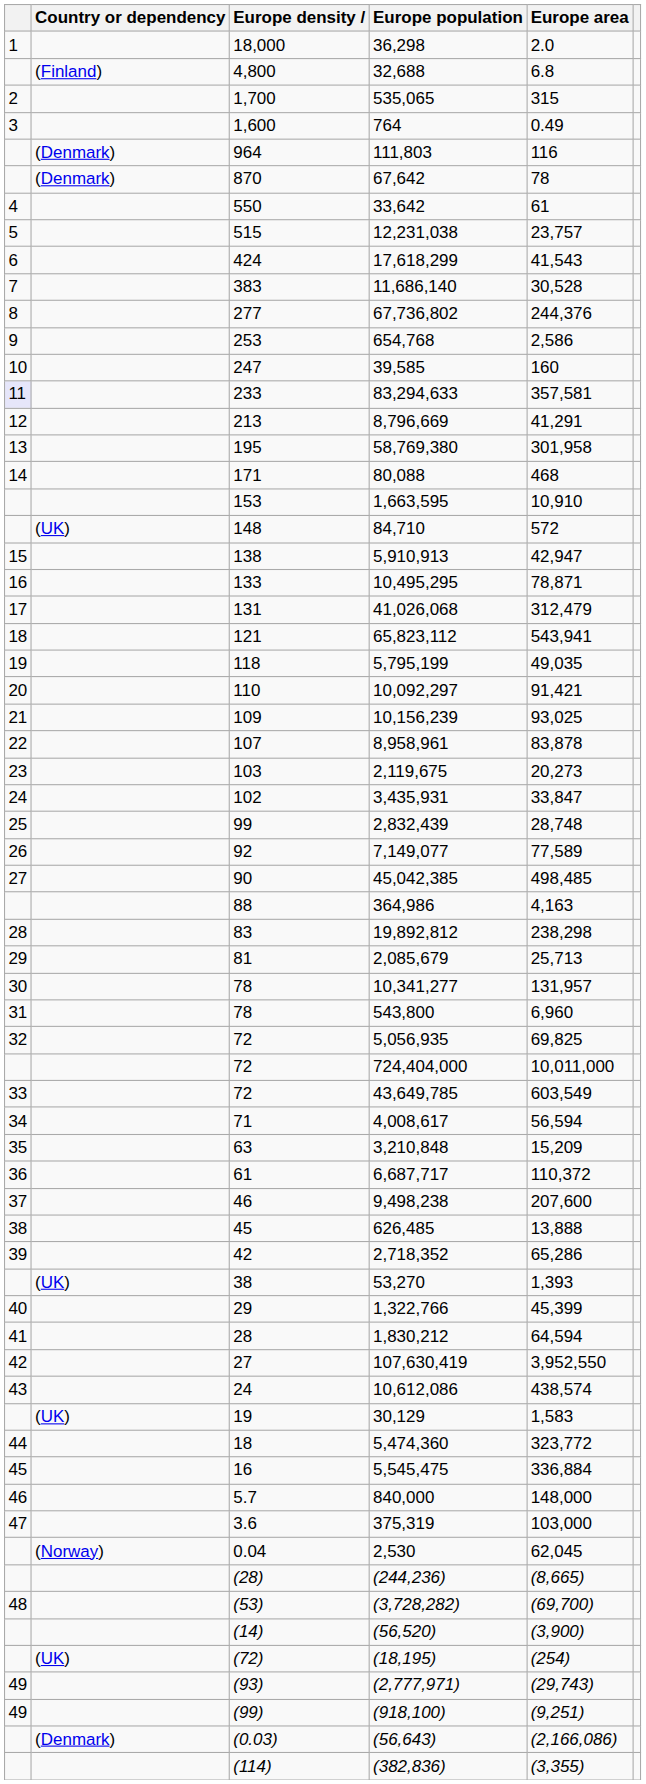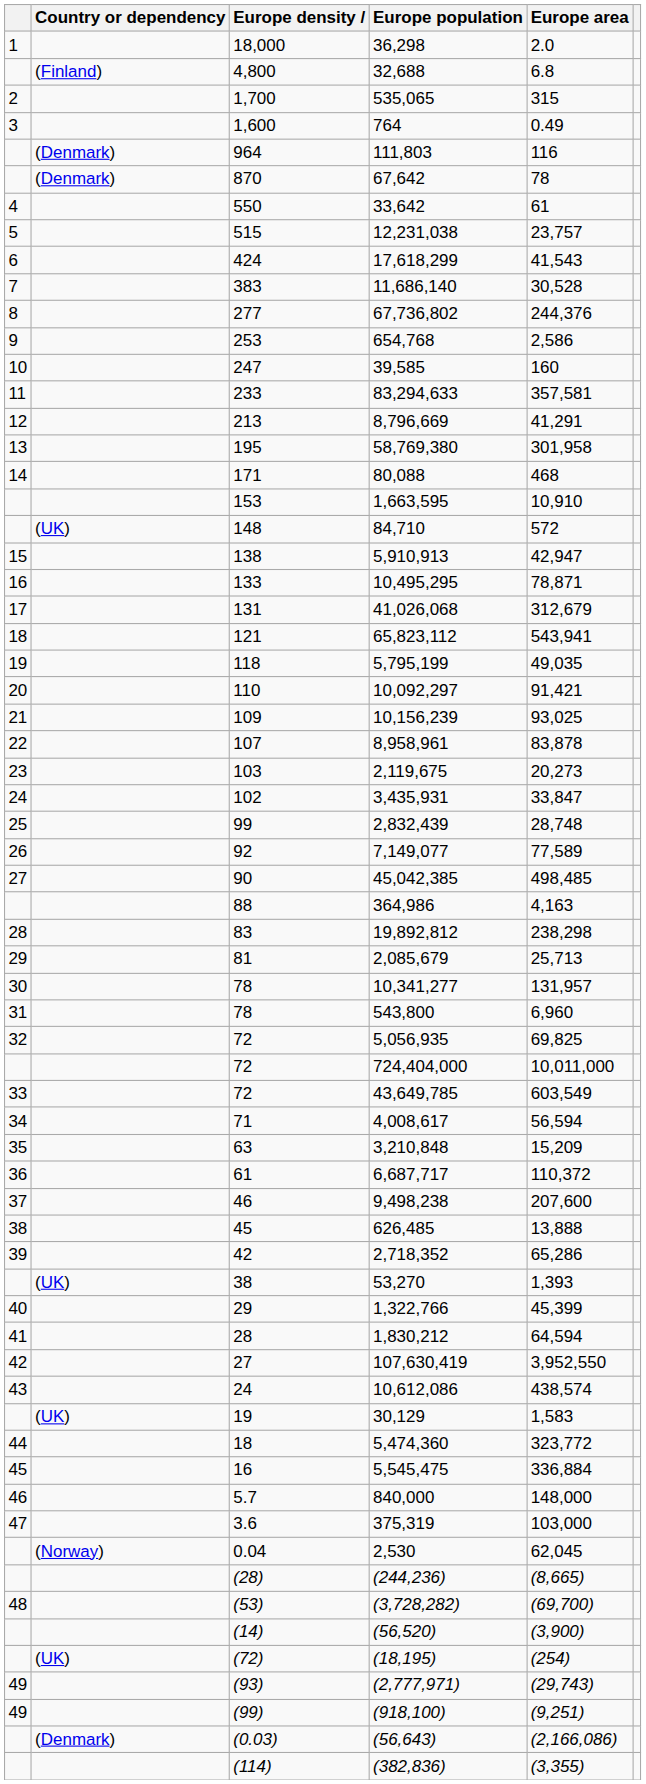(17, 394) lavender background -> (17, 394) no background
(561, 609) 312,479 -> (561, 609) 312,679
